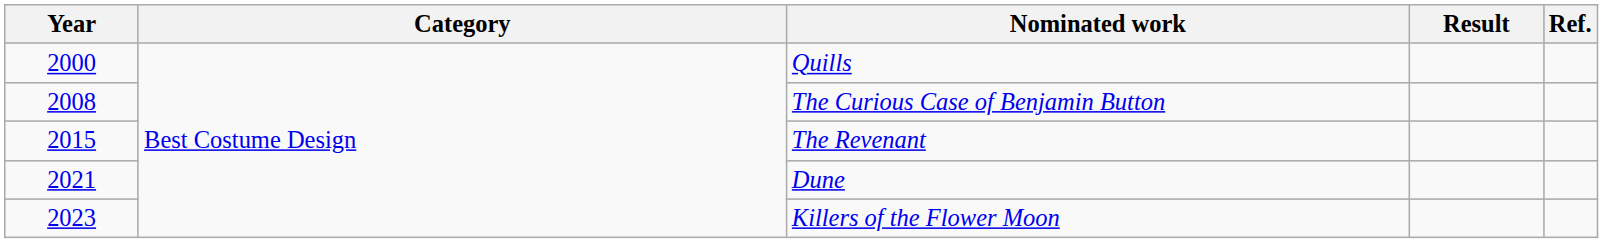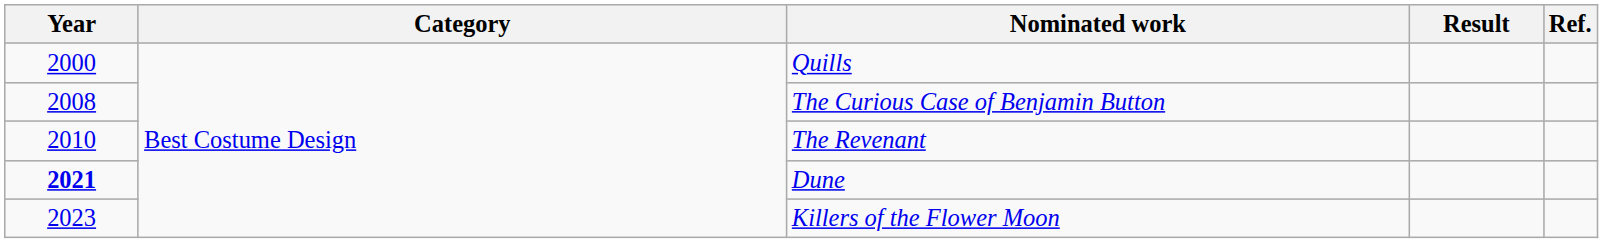(72, 140) 2015 -> (72, 140) 2010
(72, 179) normal -> (72, 179) bold
